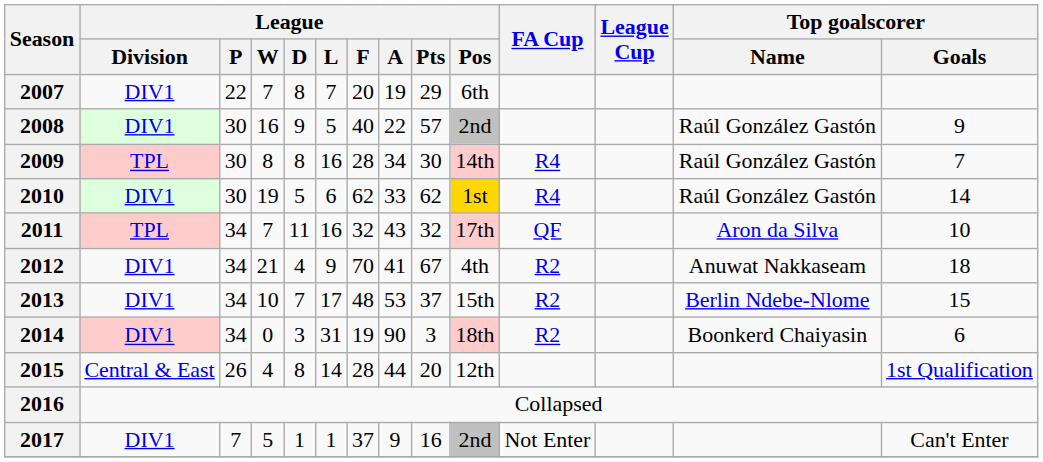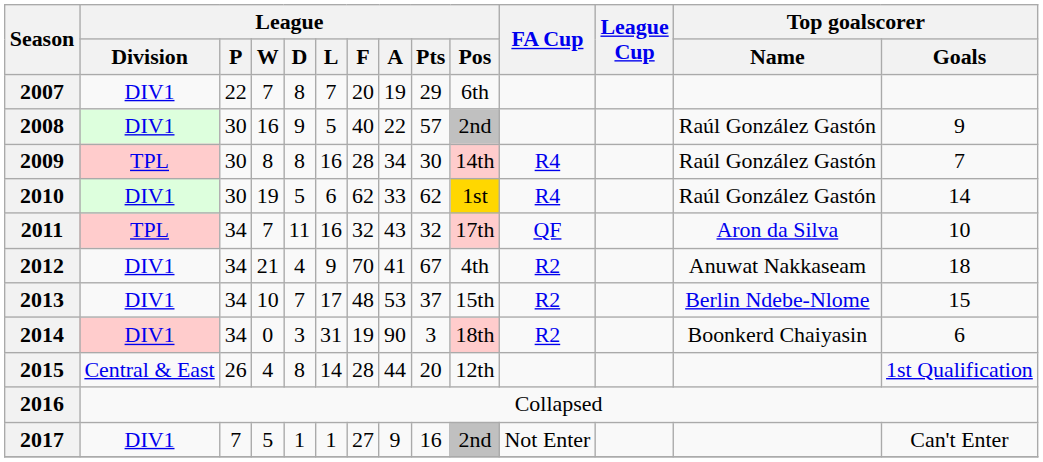(363, 439) 37 -> (363, 439) 27
